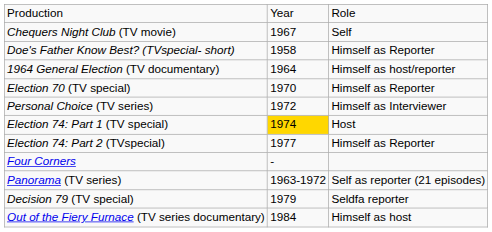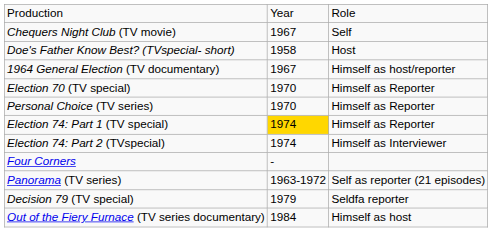(383, 50) Himself as Reporter -> (343, 50) Host
(283, 69) 1964 -> (283, 69) 1967
(283, 106) 1972 -> (283, 106) 1970
(389, 106) Himself as Interviewer -> (383, 106) Himself as Reporter
(343, 124) Host -> (383, 124) Himself as Reporter
(283, 143) 1977 -> (283, 143) 1974
(383, 143) Himself as Reporter -> (389, 143) Himself as Interviewer
